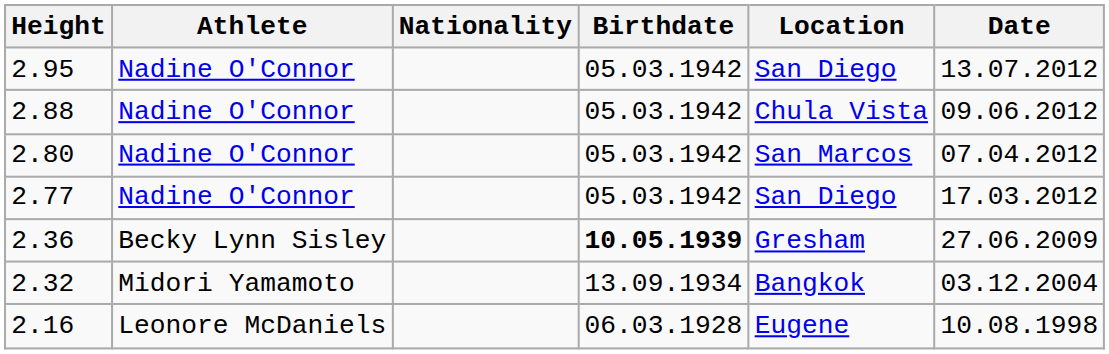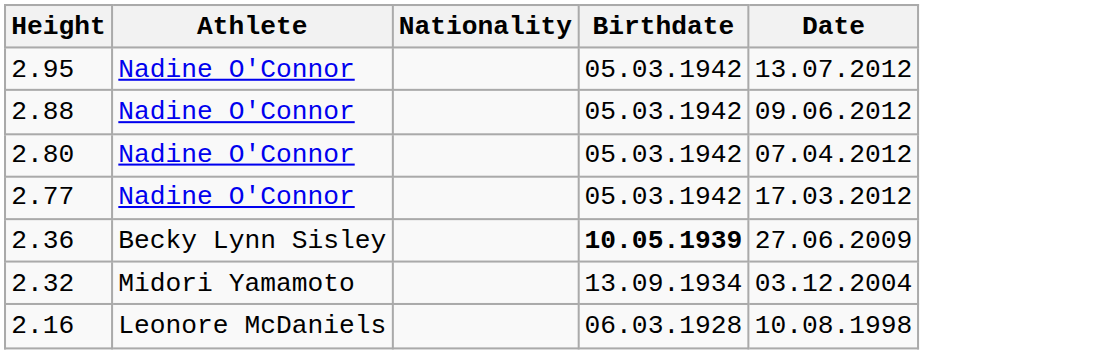- column: (841, 26)
